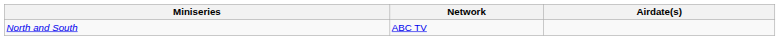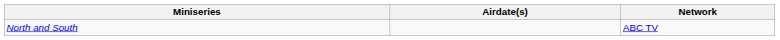columns swapped: (467, 12) <-> (659, 12)
